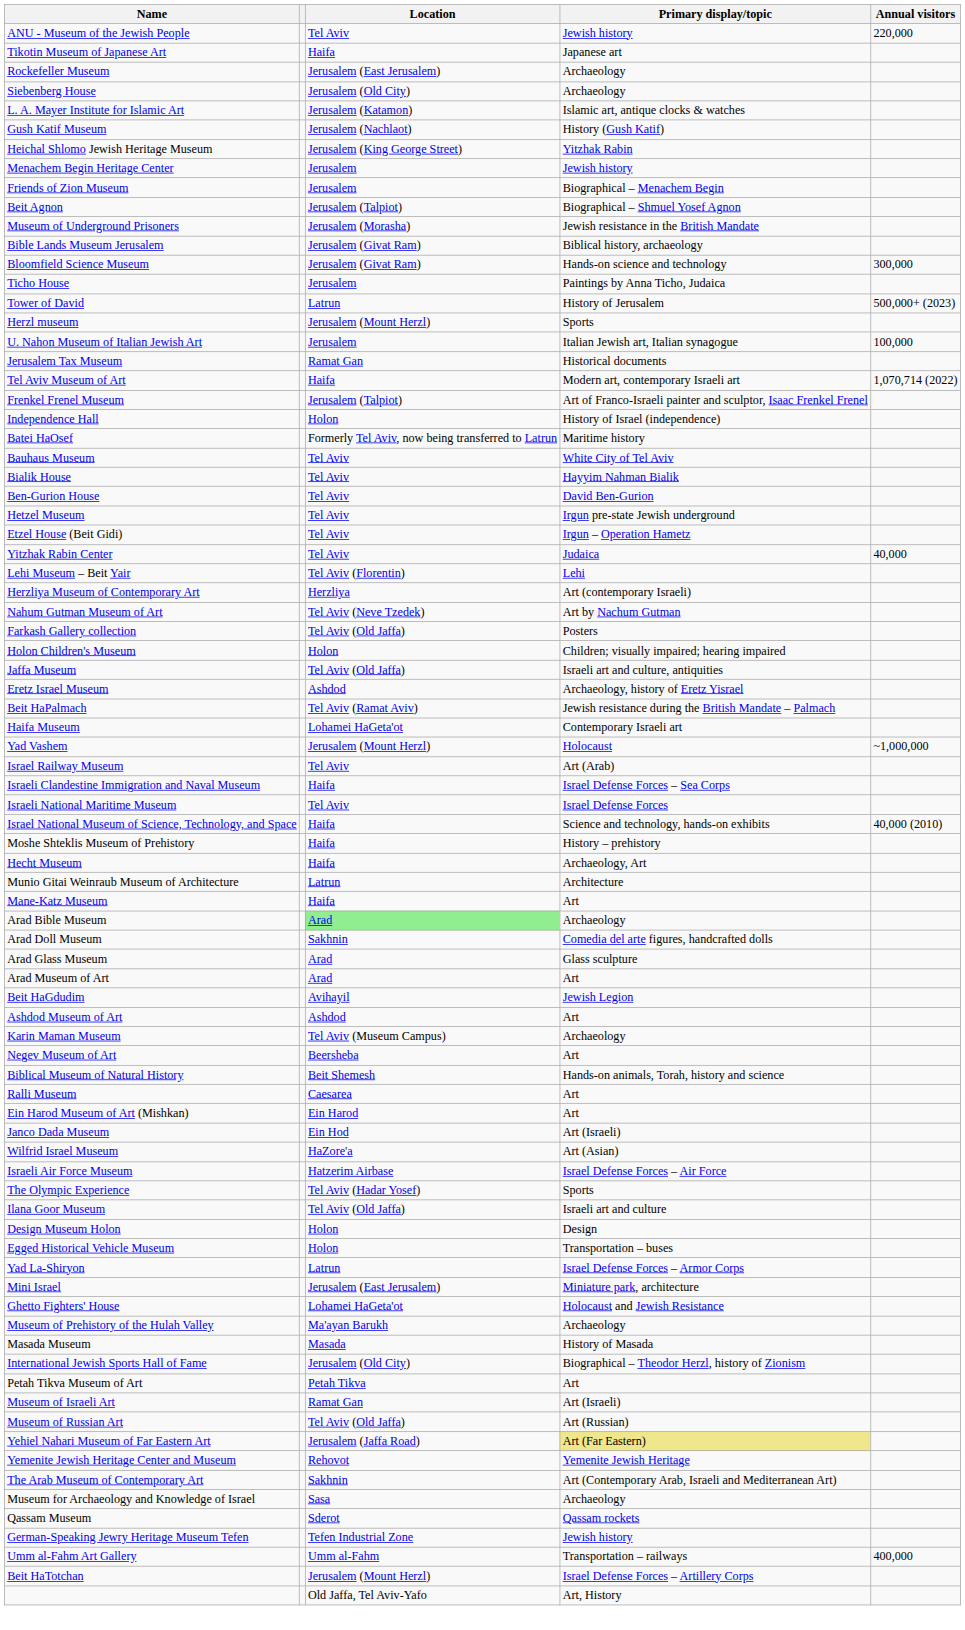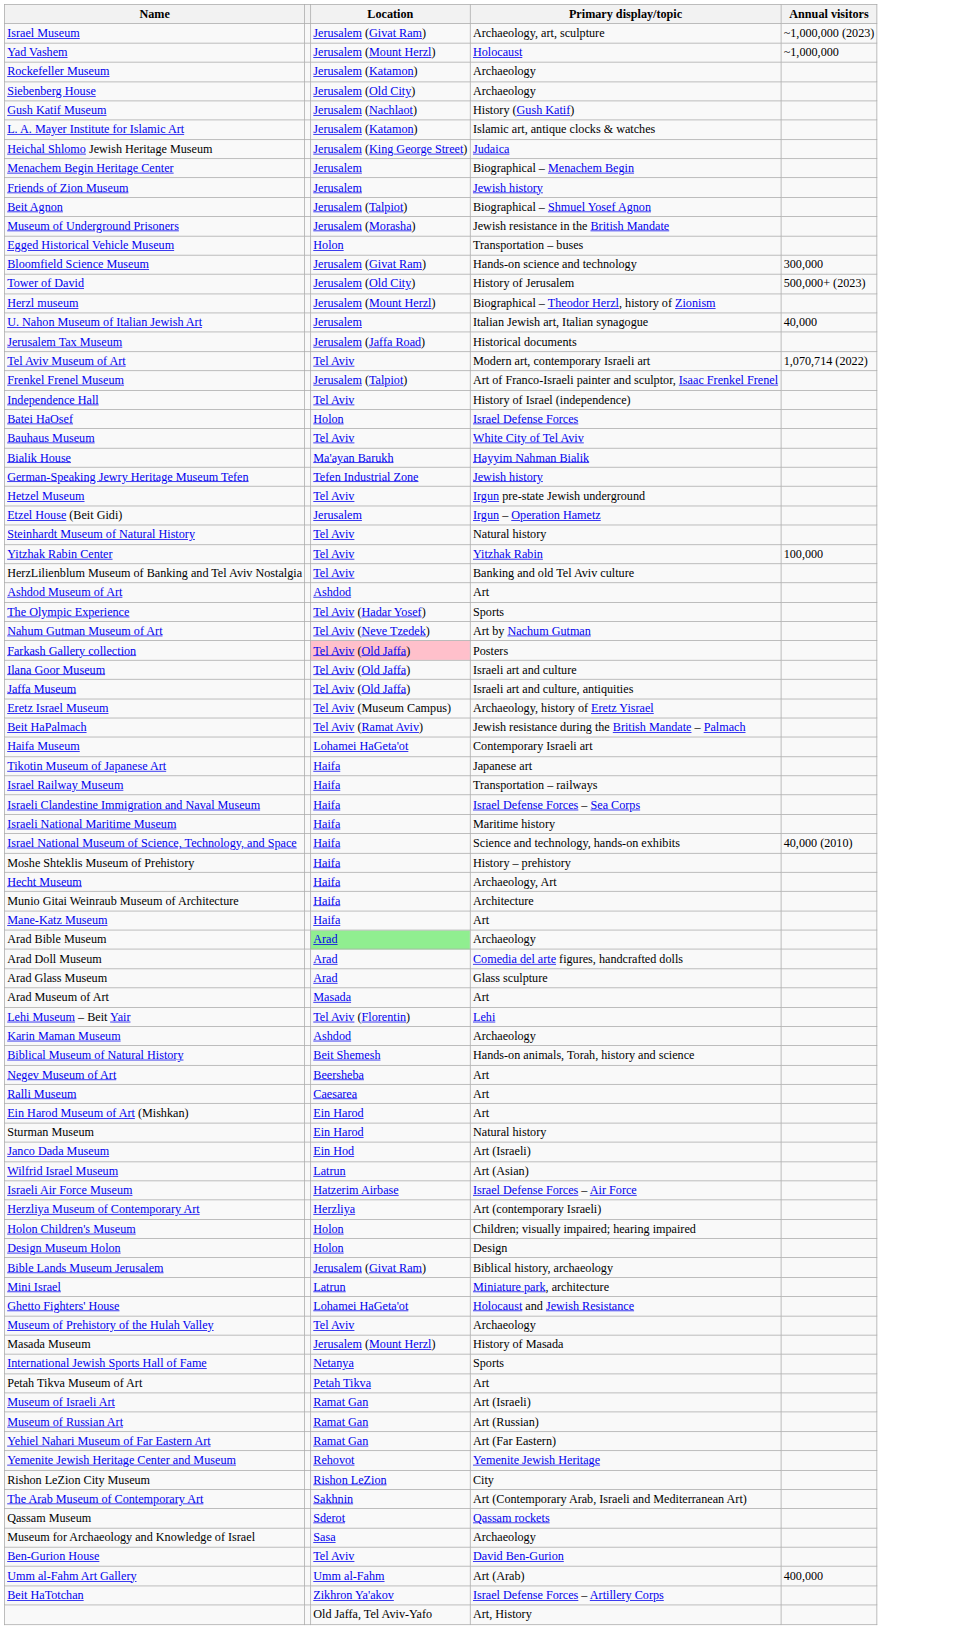- row: (98, 33)
+ row: (43, 33)
rows swapped: (37, 746) <-> (87, 52)
(374, 71) Jerusalem (East Jerusalem) -> (365, 71) Jerusalem (Katamon)
rows swapped: (96, 110) <-> (57, 129)
(598, 149) Yitzhak Rabin -> (491, 149) Judaica
(598, 168) Jewish history -> (554, 168) Biographical – Menachem Begin
(643, 187) Biographical – Menachem Begin -> (508, 187) Jewish history
rows swapped: (85, 245) <-> (91, 1248)
- row: (38, 284)
(324, 303) Latrun -> (364, 284) Jerusalem (Old City)
(578, 322) Sports -> (594, 303) Biographical – Theodor Herzl, history of Zionism
(893, 341) 100,000 -> (800, 322) 40,000
(335, 361) Ramat Gan -> (369, 341) Jerusalem (Jaffa Road)
(321, 380) Haifa -> (334, 361) Tel Aviv
(323, 419) Holon -> (334, 399) Tel Aviv
(433, 438) Formerly Tel Aviv, now being transferred to Latrun -> (328, 419) Holon
(604, 438) Maritime history -> (526, 419) Israel Defense Forces
(329, 476) Tel Aviv -> (353, 457) Ma'ayan Barukh
rows swapped: (53, 496) <-> (128, 1537)
(329, 534) Tel Aviv -> (338, 515) Jerusalem
+ row: (101, 534)
(581, 554) Judaica -> (508, 554) Yitzhak Rabin
(890, 554) 40,000 -> (803, 554) 100,000
+ row: (155, 573)
rows swapped: (69, 573) <-> (65, 1016)
rows swapped: (68, 1190) <-> (103, 592)
(356, 631) no background -> (362, 650) pink background
rows swapped: (56, 1209) <-> (71, 650)
(327, 689) Ashdod -> (382, 708) Tel Aviv (Museum Campus)
(329, 766) Tel Aviv -> (327, 785) Haifa
(589, 766) Art (Arab) -> (535, 785) Transportation – railways
(329, 804) Tel Aviv -> (327, 824) Haifa
(615, 804) Israel Defense Forces -> (514, 824) Maritime history
(324, 881) Latrun -> (327, 901) Haifa
(328, 939) Sakhnin -> (325, 959) Arad
(320, 978) Arad -> (332, 997) Masada
- row: (46, 997)
(377, 1036) Tel Aviv (Museum Campus) -> (332, 1036) Ashdod
rows swapped: (62, 1055) <-> (95, 1074)
+ row: (51, 1132)
(330, 1151) HaZore'a -> (329, 1171) Latrun
- row: (46, 1267)
(374, 1286) Jerusalem (East Jerusalem) -> (329, 1286) Latrun
(348, 1325) Ma'ayan Barukh -> (334, 1325) Tel Aviv
(327, 1344) Masada -> (374, 1344) Jerusalem (Mount Herzl)
(359, 1364) Jerusalem (Old City) -> (334, 1364) Netanya
(684, 1364) Biographical – Theodor Herzl, history of Zionism -> (489, 1364) Sports
(356, 1421) Tel Aviv (Old Jaffa) -> (341, 1421) Ramat Gan
(364, 1441) Jerusalem (Jaffa Road) -> (341, 1441) Ramat Gan
(604, 1441) khaki background -> (515, 1441) no background
+ row: (79, 1479)
rows swapped: (131, 1499) <-> (49, 1518)
(625, 1556) Transportation – railways -> (499, 1576) Art (Arab)
(369, 1576) Jerusalem (Mount Herzl) -> (354, 1595) Zikhron Ya'akov
